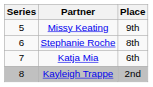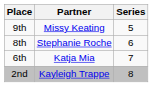columns swapped: (21, 12) <-> (133, 12)
